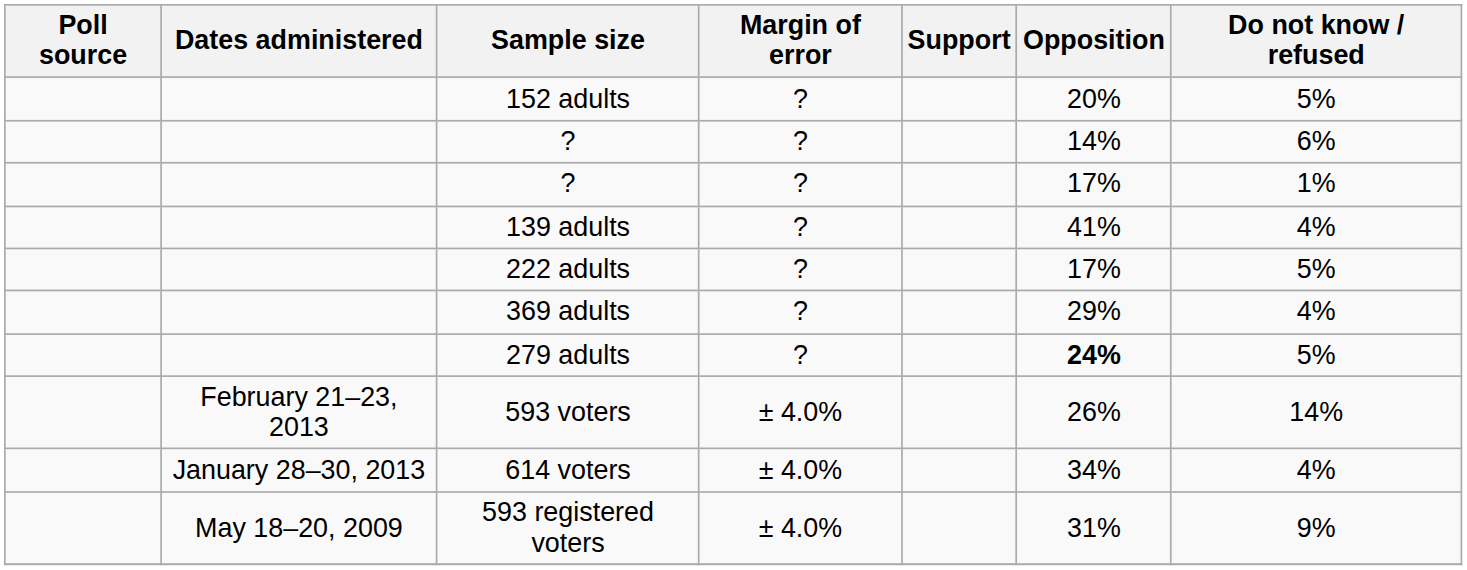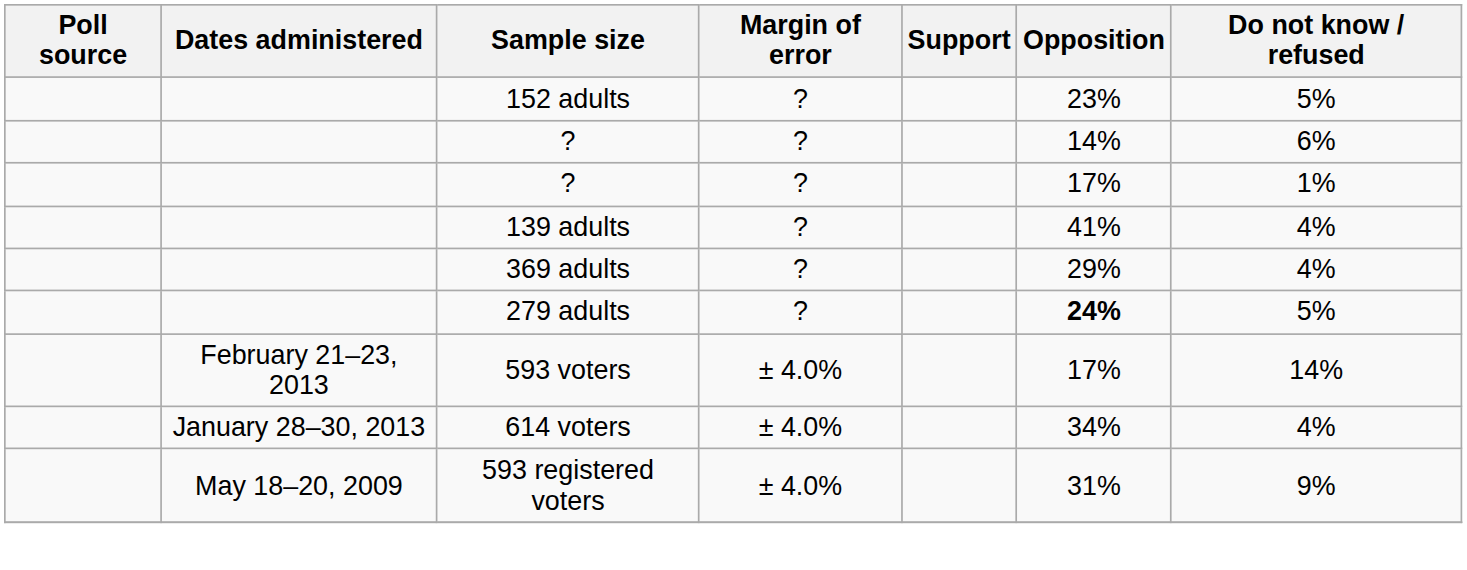(1094, 98) 20% -> (1094, 98) 23%
- row: (299, 270)
(1094, 412) 26% -> (1094, 369) 17%
